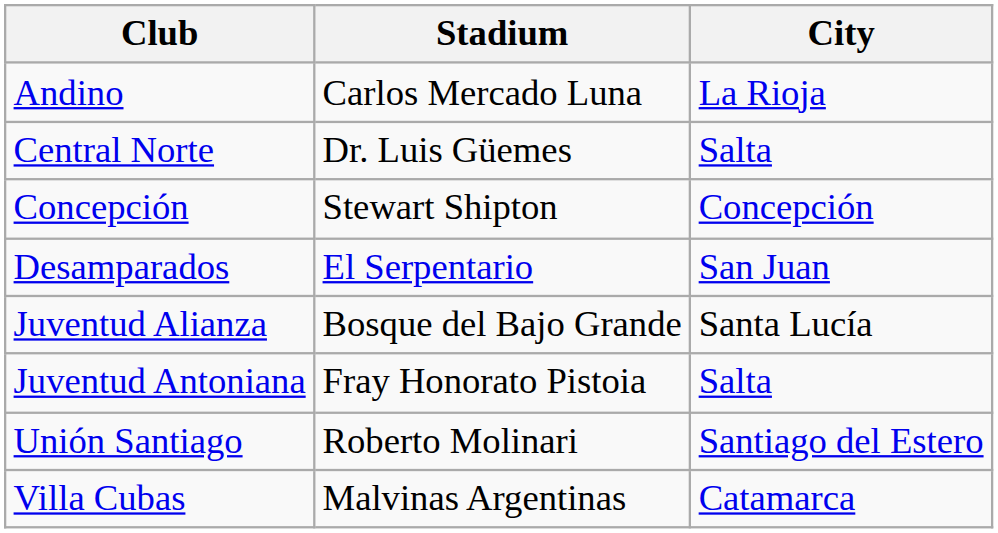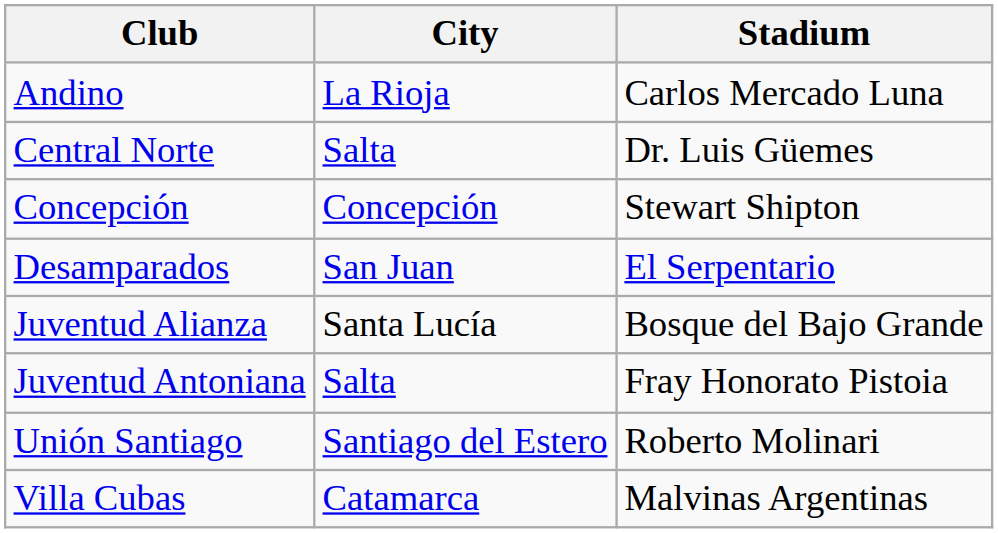columns swapped: (841, 33) <-> (502, 33)
